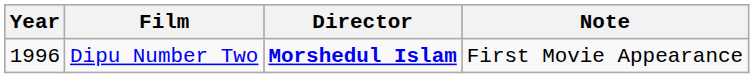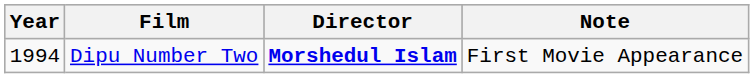(35, 56) 1996 -> (35, 56) 1994
